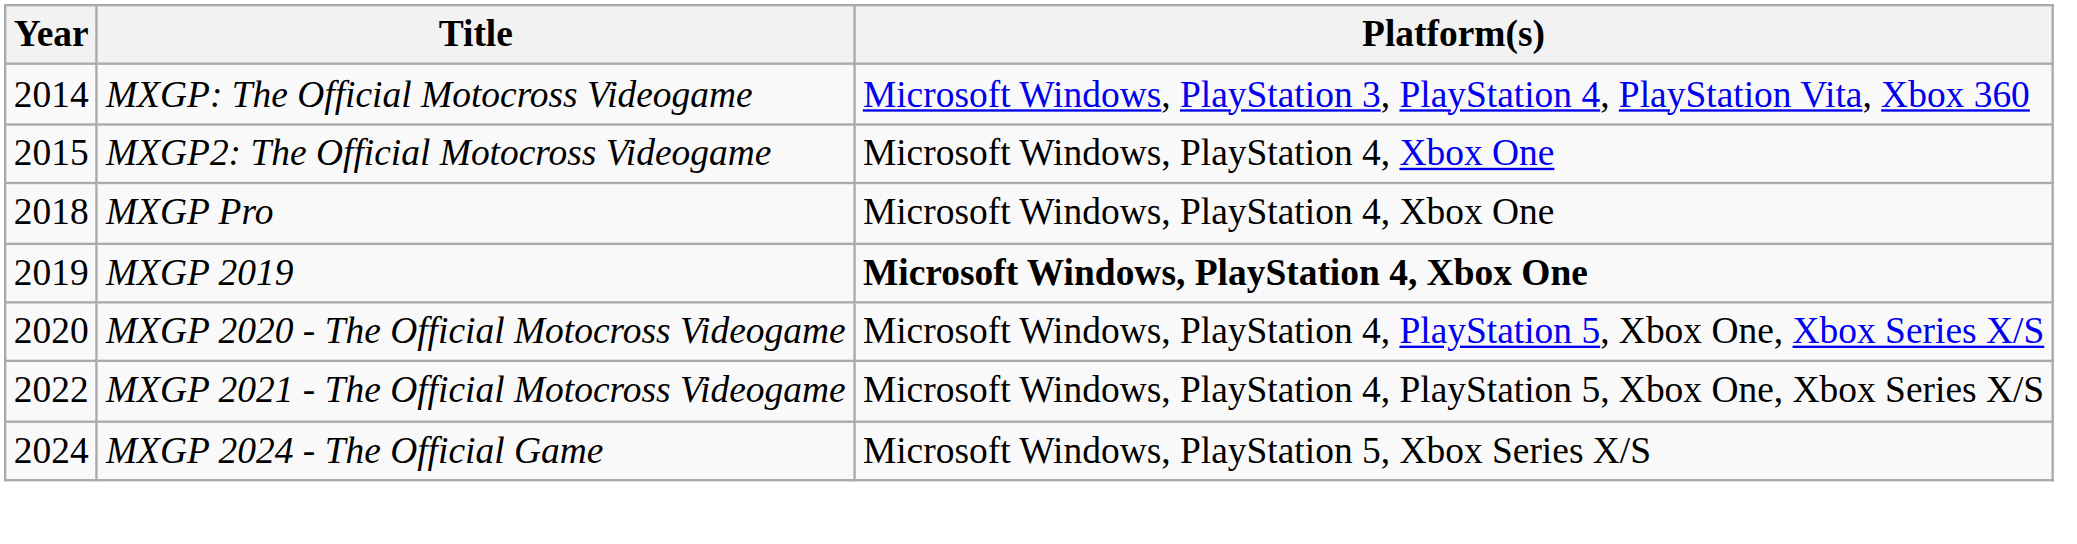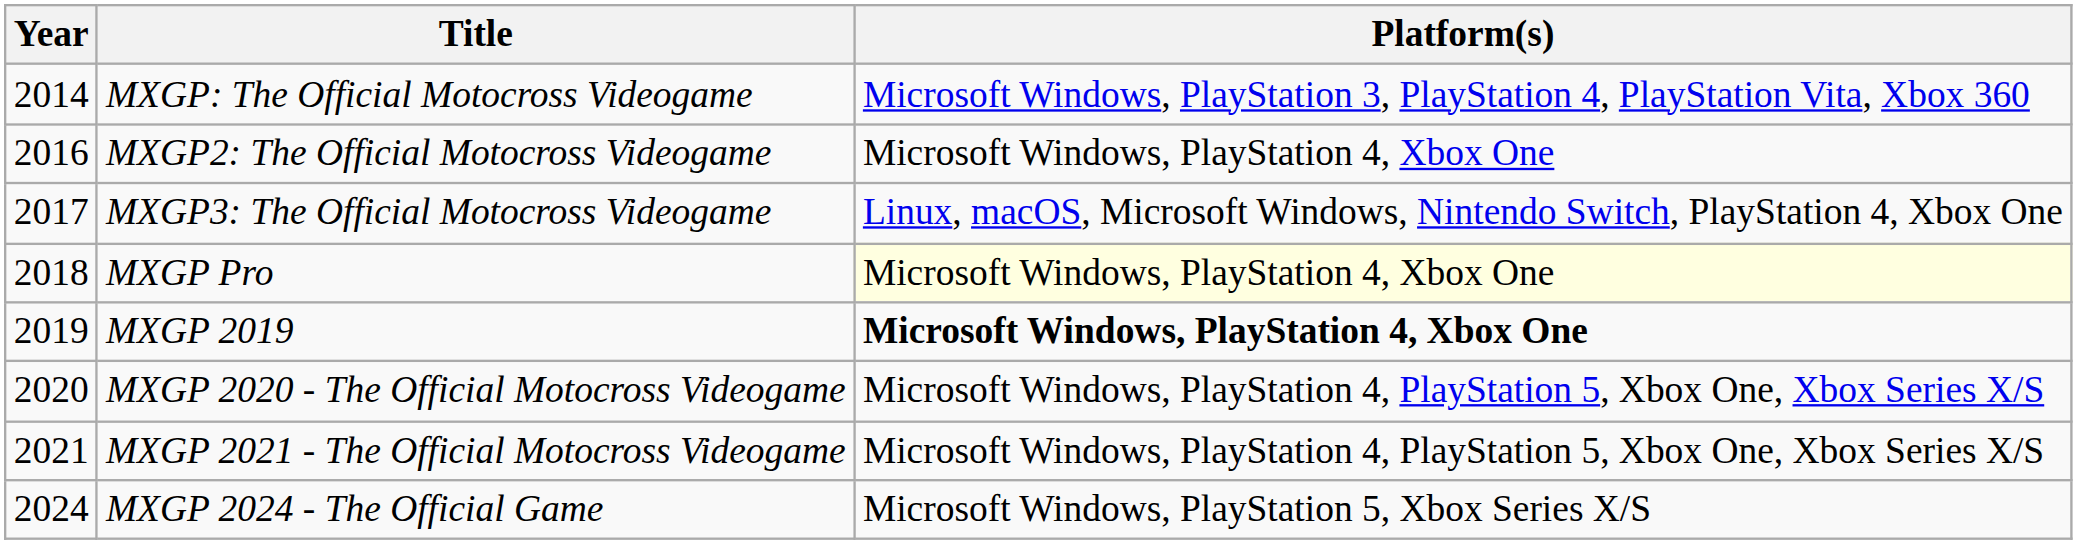(51, 152) 2015 -> (51, 152) 2016
+ row: (439, 212)
(1209, 212) no background -> (1209, 271) lightyellow background
(51, 390) 2022 -> (51, 449) 2021
